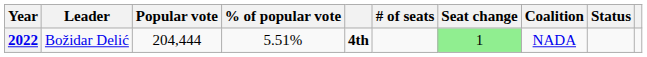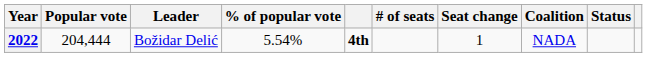columns swapped: (87, 16) <-> (177, 16)
(283, 40) 5.51% -> (283, 40) 5.54%
(479, 40) lightgreen background -> (479, 40) no background
